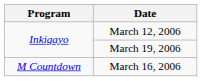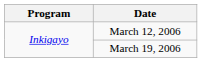- row: (145, 66)
